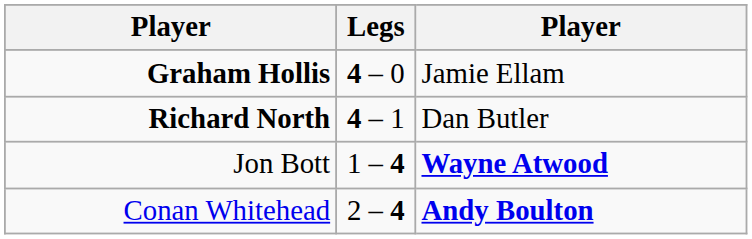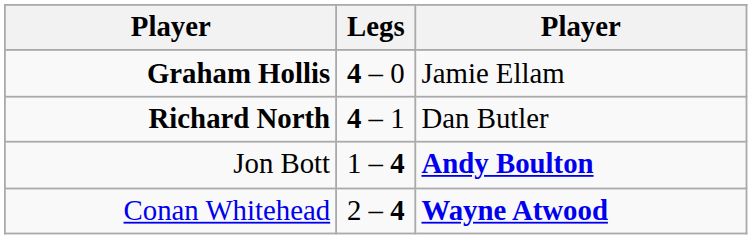(515, 164) Wayne Atwood -> (508, 164) Andy Boulton
(508, 210) Andy Boulton -> (515, 210) Wayne Atwood
